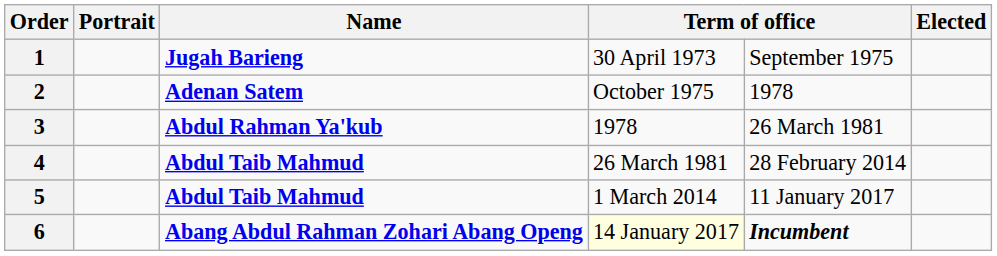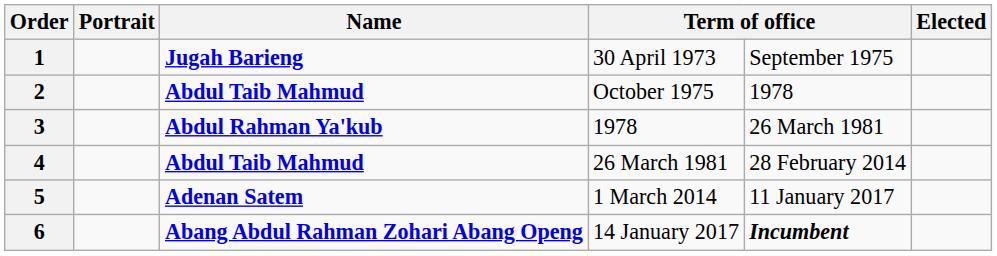(234, 92) Adenan Satem -> (264, 92) Abdul Taib Mahmud
(264, 197) Abdul Taib Mahmud -> (234, 197) Adenan Satem
(666, 232) lightyellow background -> (666, 232) no background
